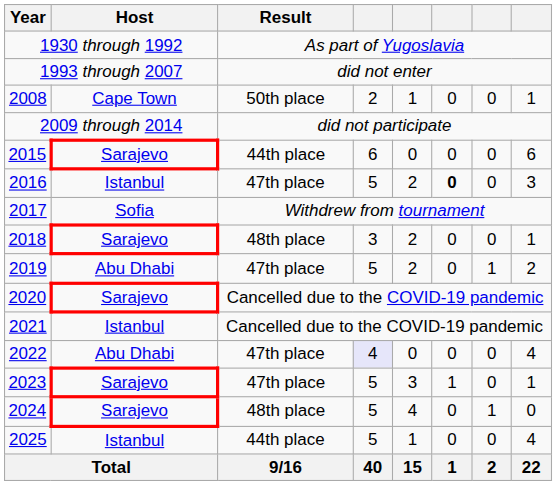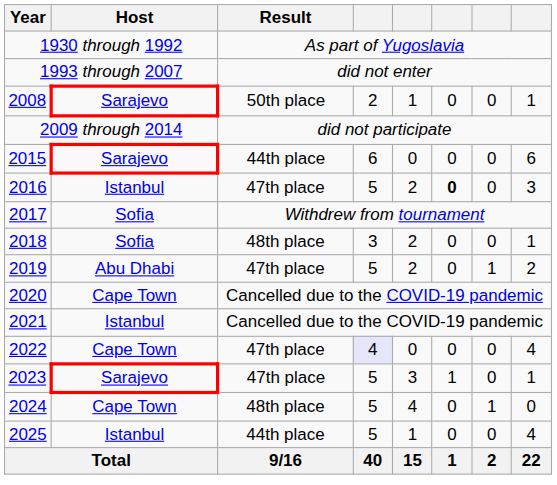(135, 98) Cape Town -> (135, 100) Sarajevo
(135, 239) Sarajevo -> (135, 241) Sofia
(135, 297) Sarajevo -> (135, 295) Cape Town
(135, 353) Abu Dhabi -> (135, 349) Cape Town
(135, 411) Sarajevo -> (135, 407) Cape Town
